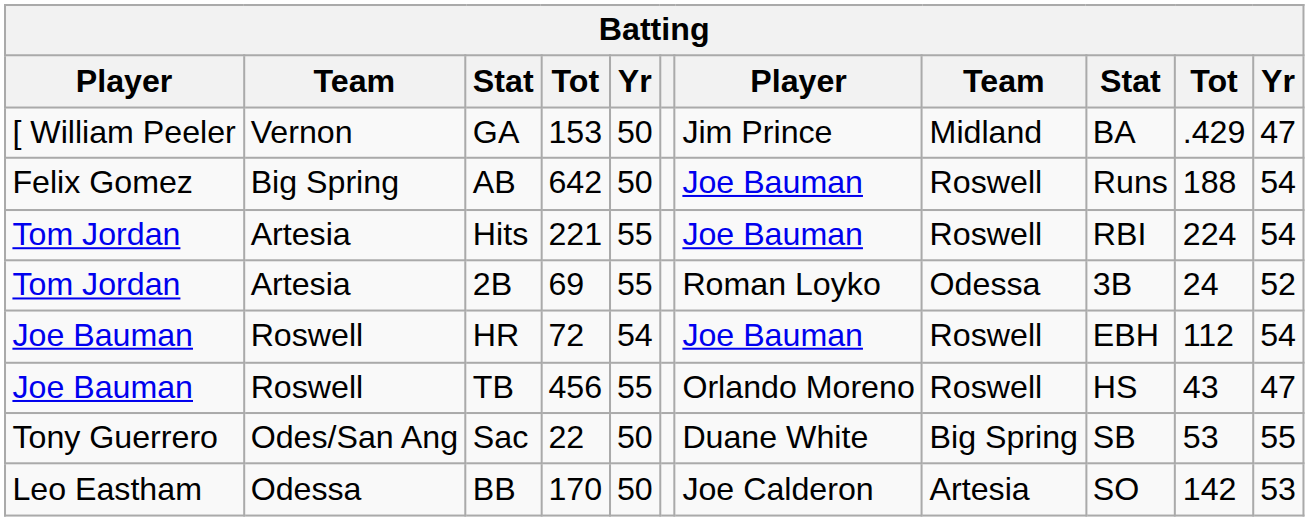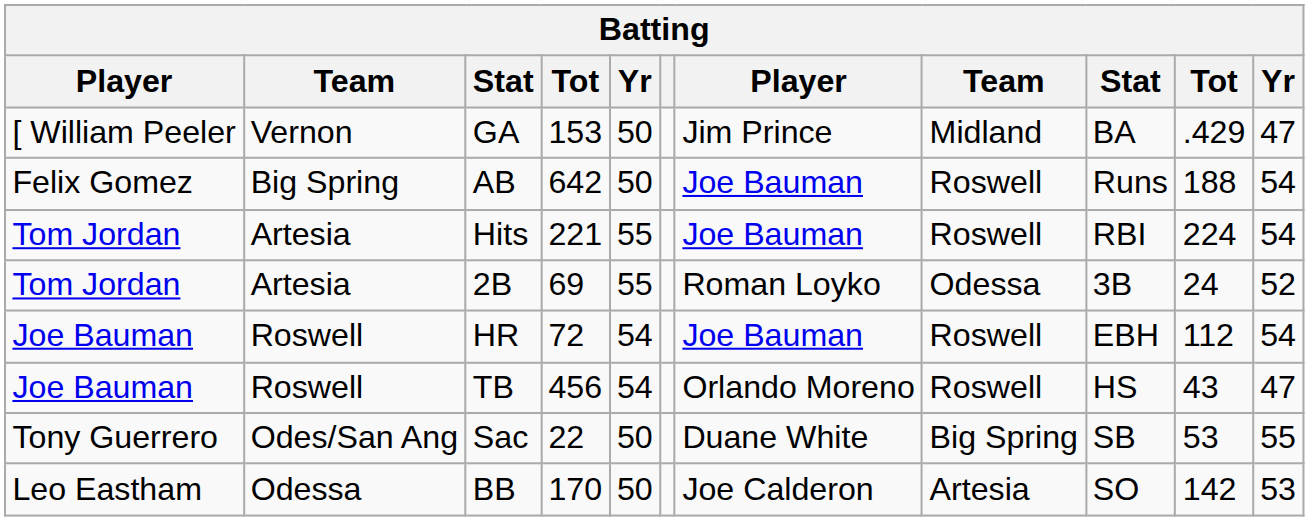(635, 387) 55 -> (635, 387) 54
